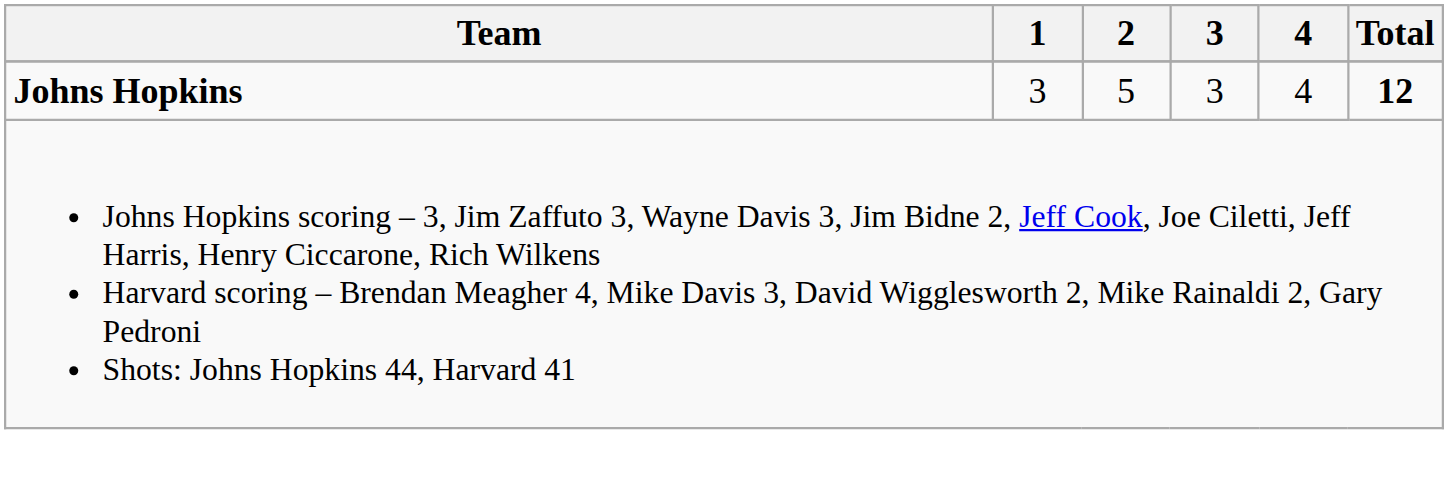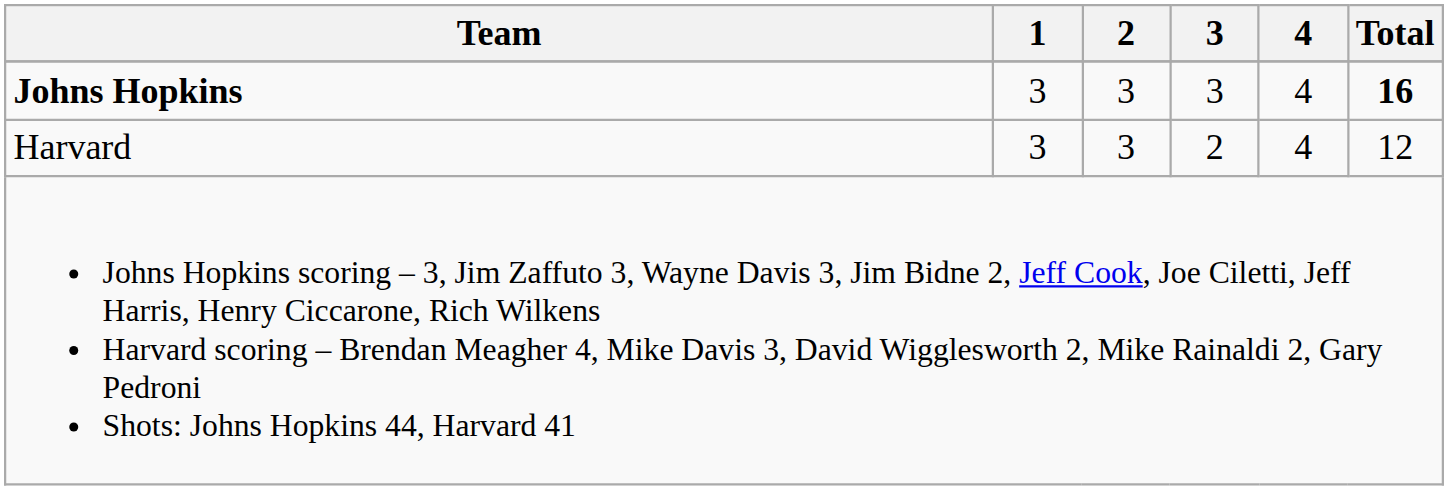(1126, 90) 5 -> (1126, 90) 3
(1395, 90) 12 -> (1395, 90) 16
+ row: (72, 147)
